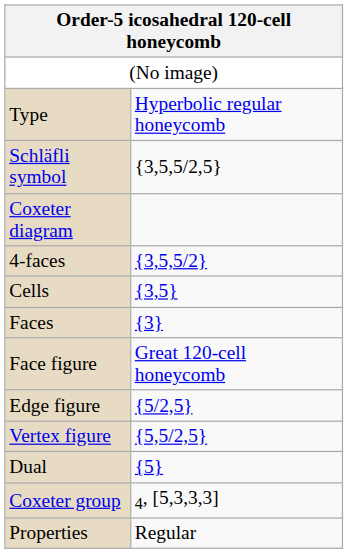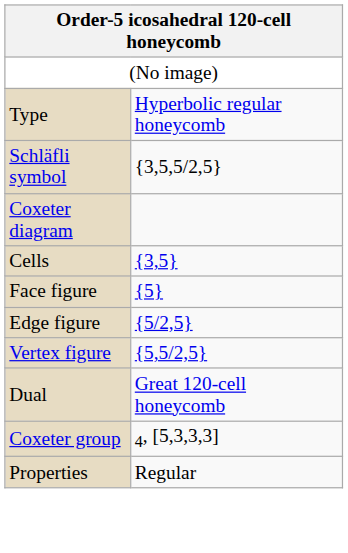- row: (37, 260)
- row: (31, 322)
(190, 363) Great 120-cell honeycomb -> (149, 291) {5}
(149, 466) {5} -> (190, 394) Great 120-cell honeycomb
